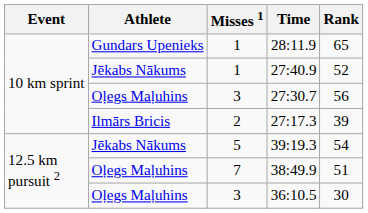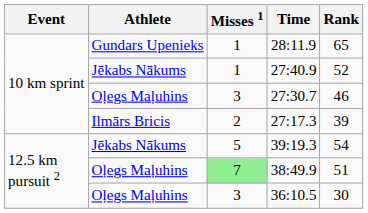(341, 96) 56 -> (341, 96) 46
(237, 170) no background -> (237, 170) lightgreen background
